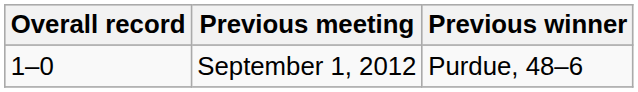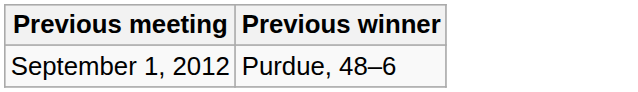- column: (98, 24)
